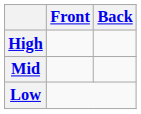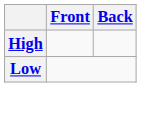- row: (26, 69)
